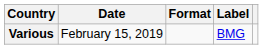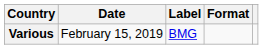columns swapped: (190, 14) <-> (233, 14)
